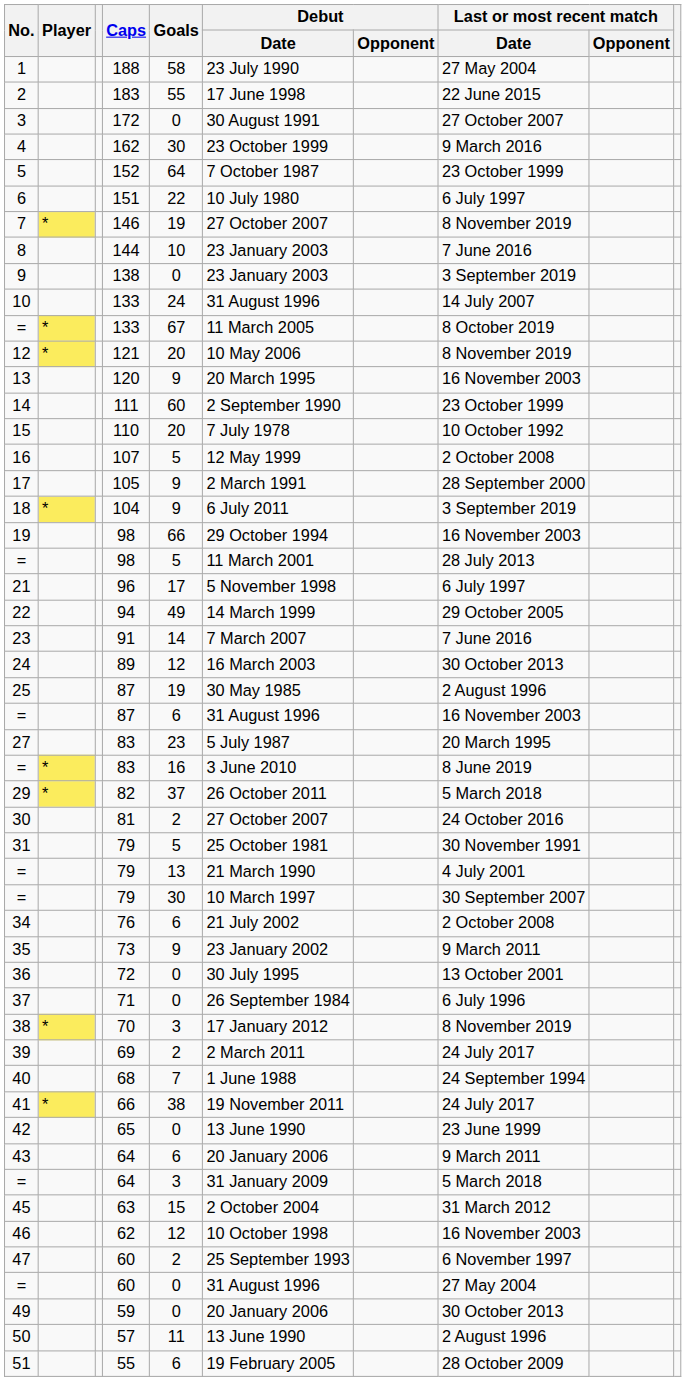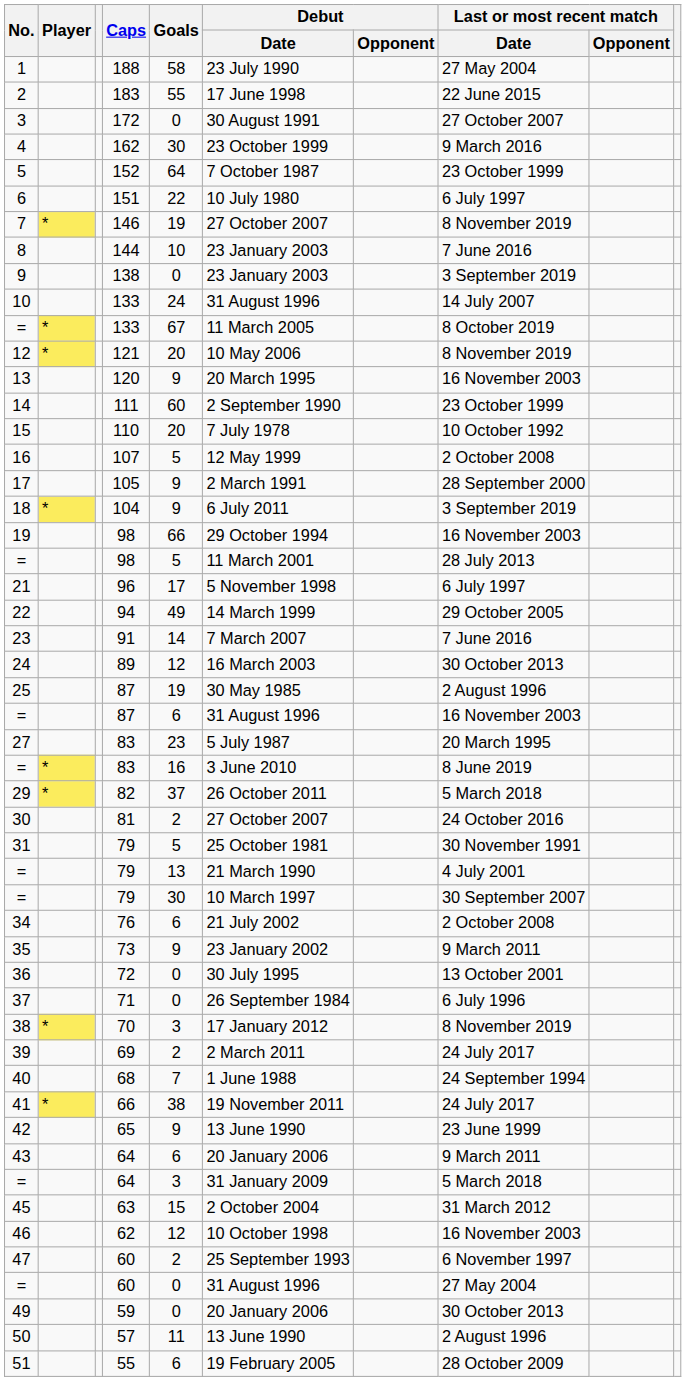(176, 1130) 0 -> (176, 1130) 9
